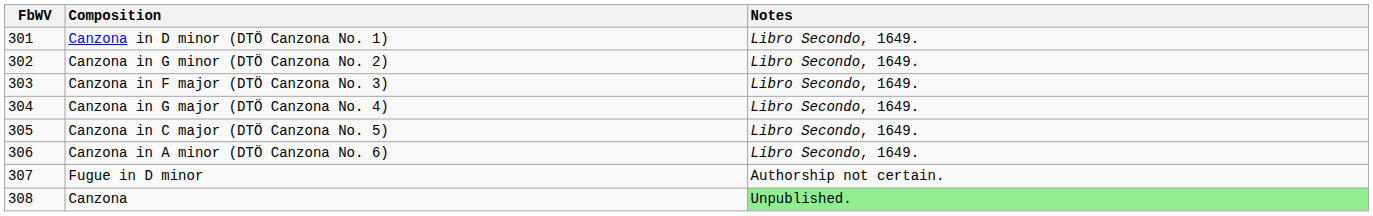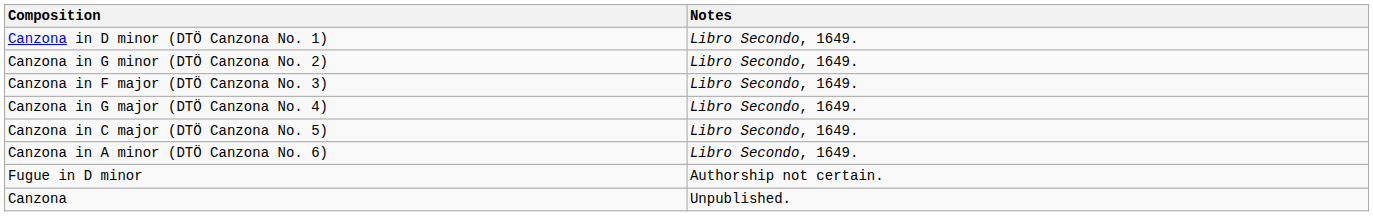- column: (35, 16)
(801, 199) lightgreen background -> (740, 199) no background
